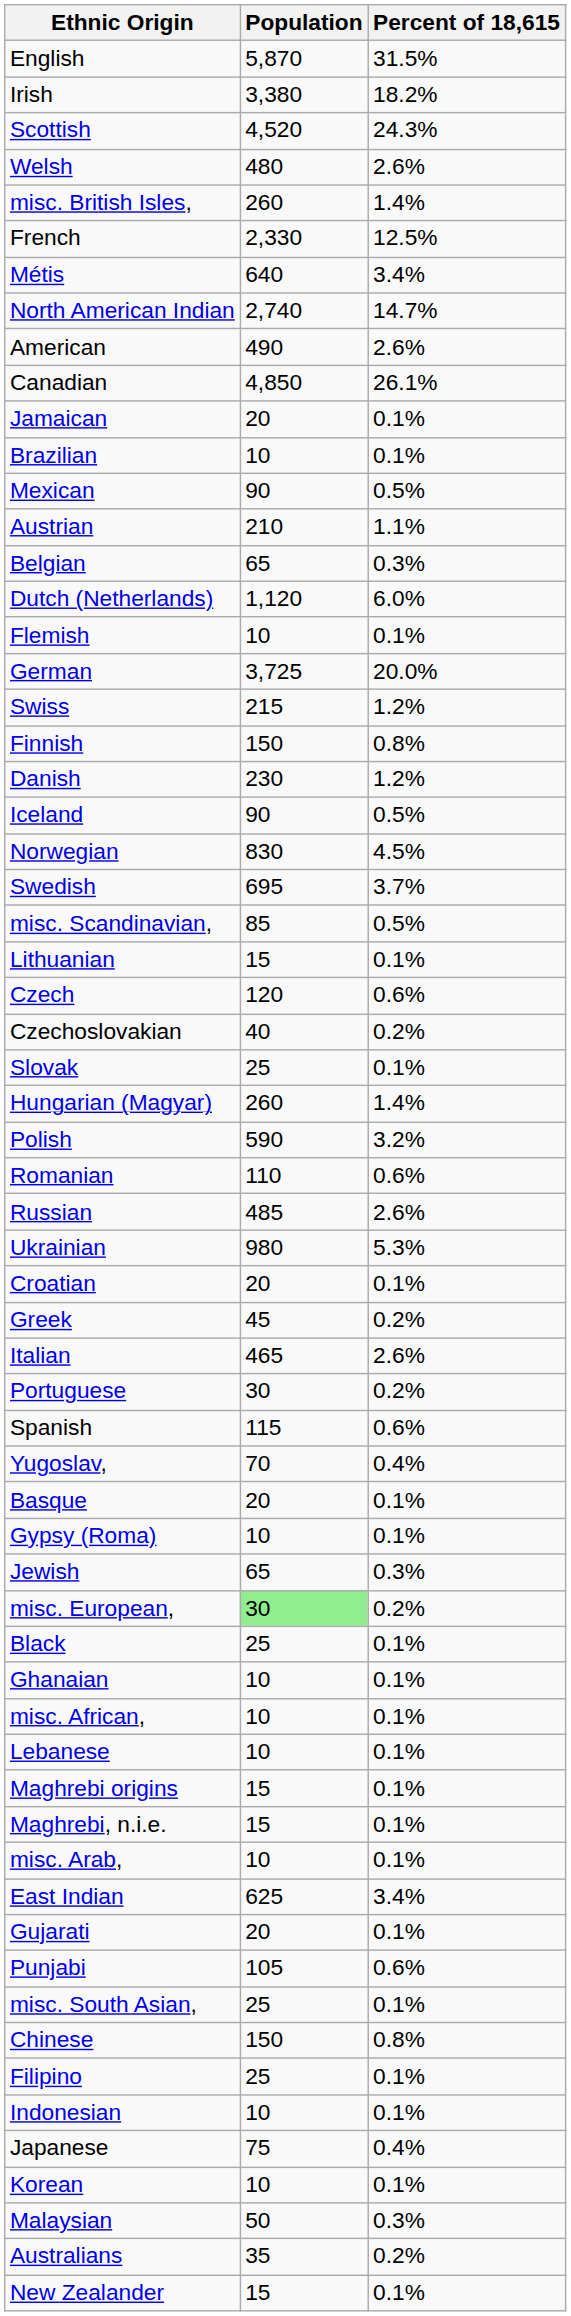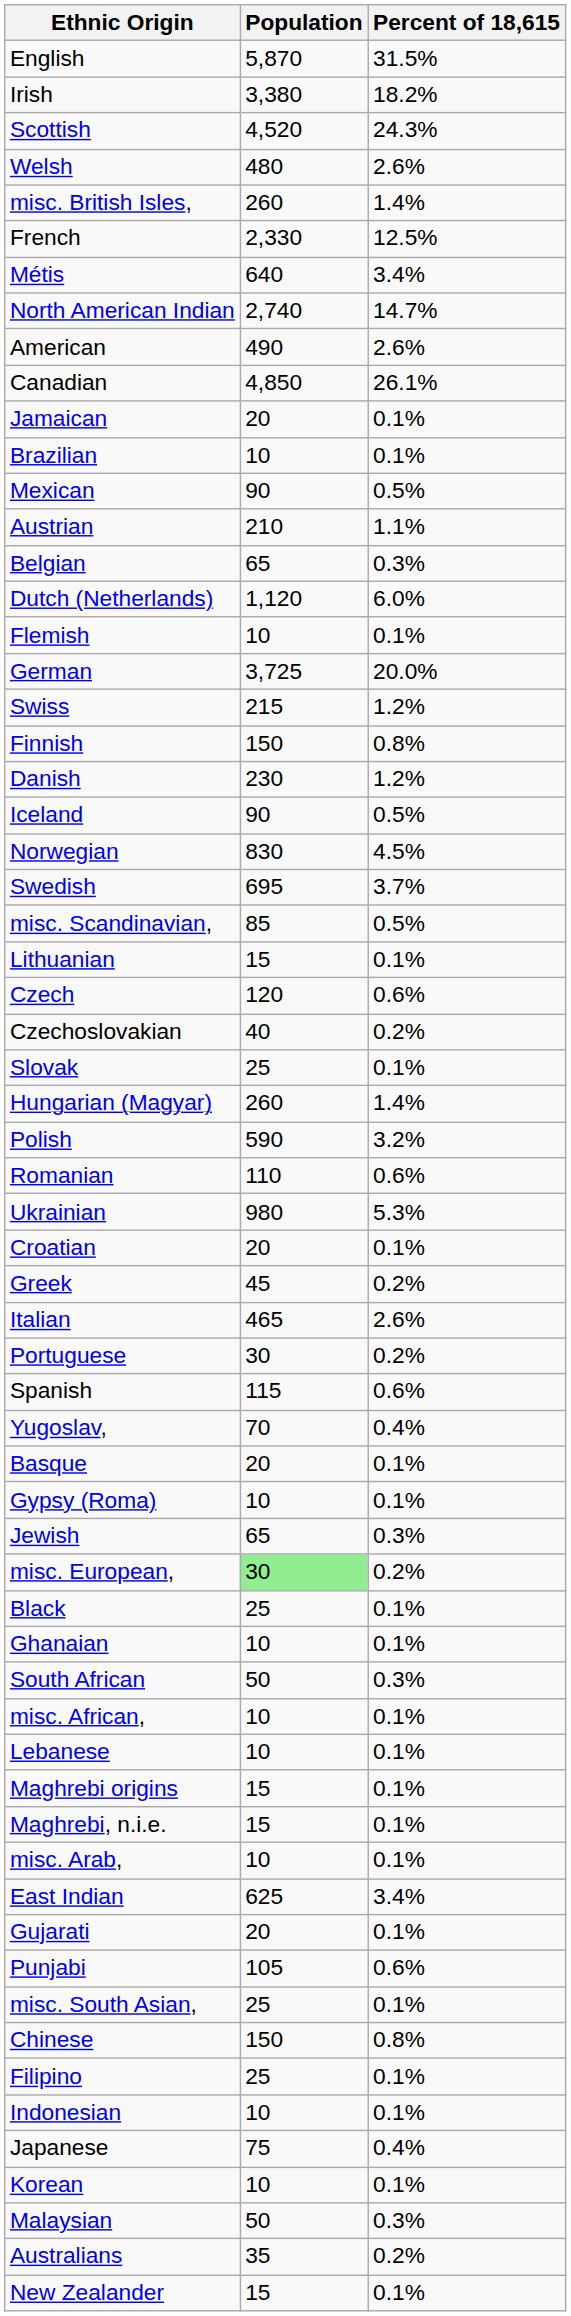- row: (51, 1211)
+ row: (78, 1680)
